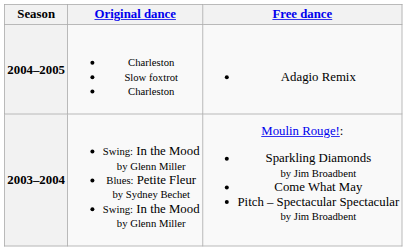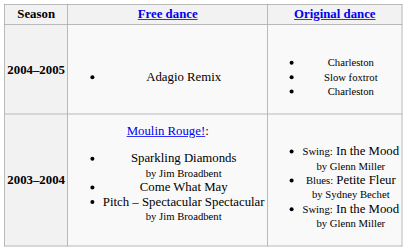columns swapped: (135, 14) <-> (302, 14)
